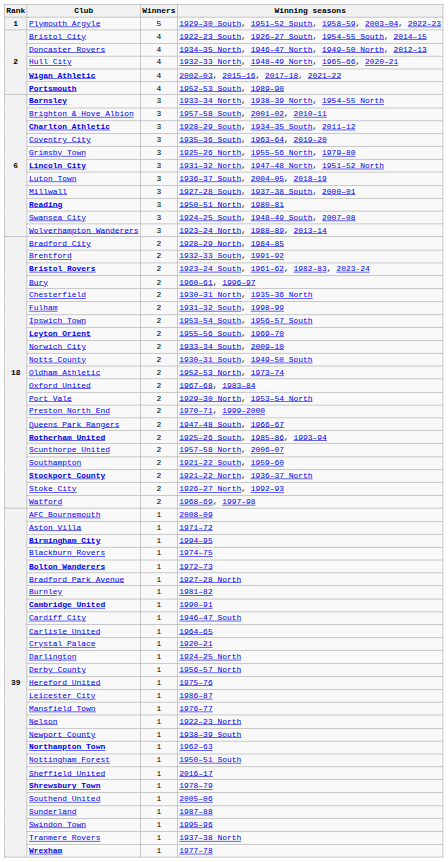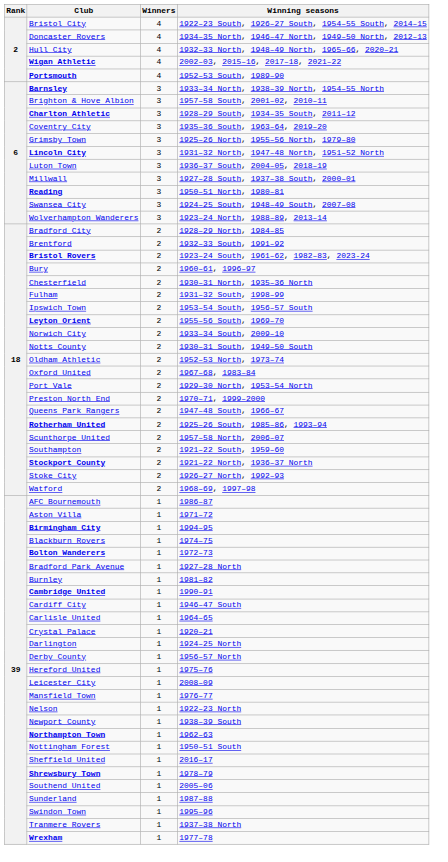- row: (65, 24)
(196, 515) 2008–09 -> (196, 502) 1986–87
(196, 696) 1986–87 -> (196, 683) 2008–09
